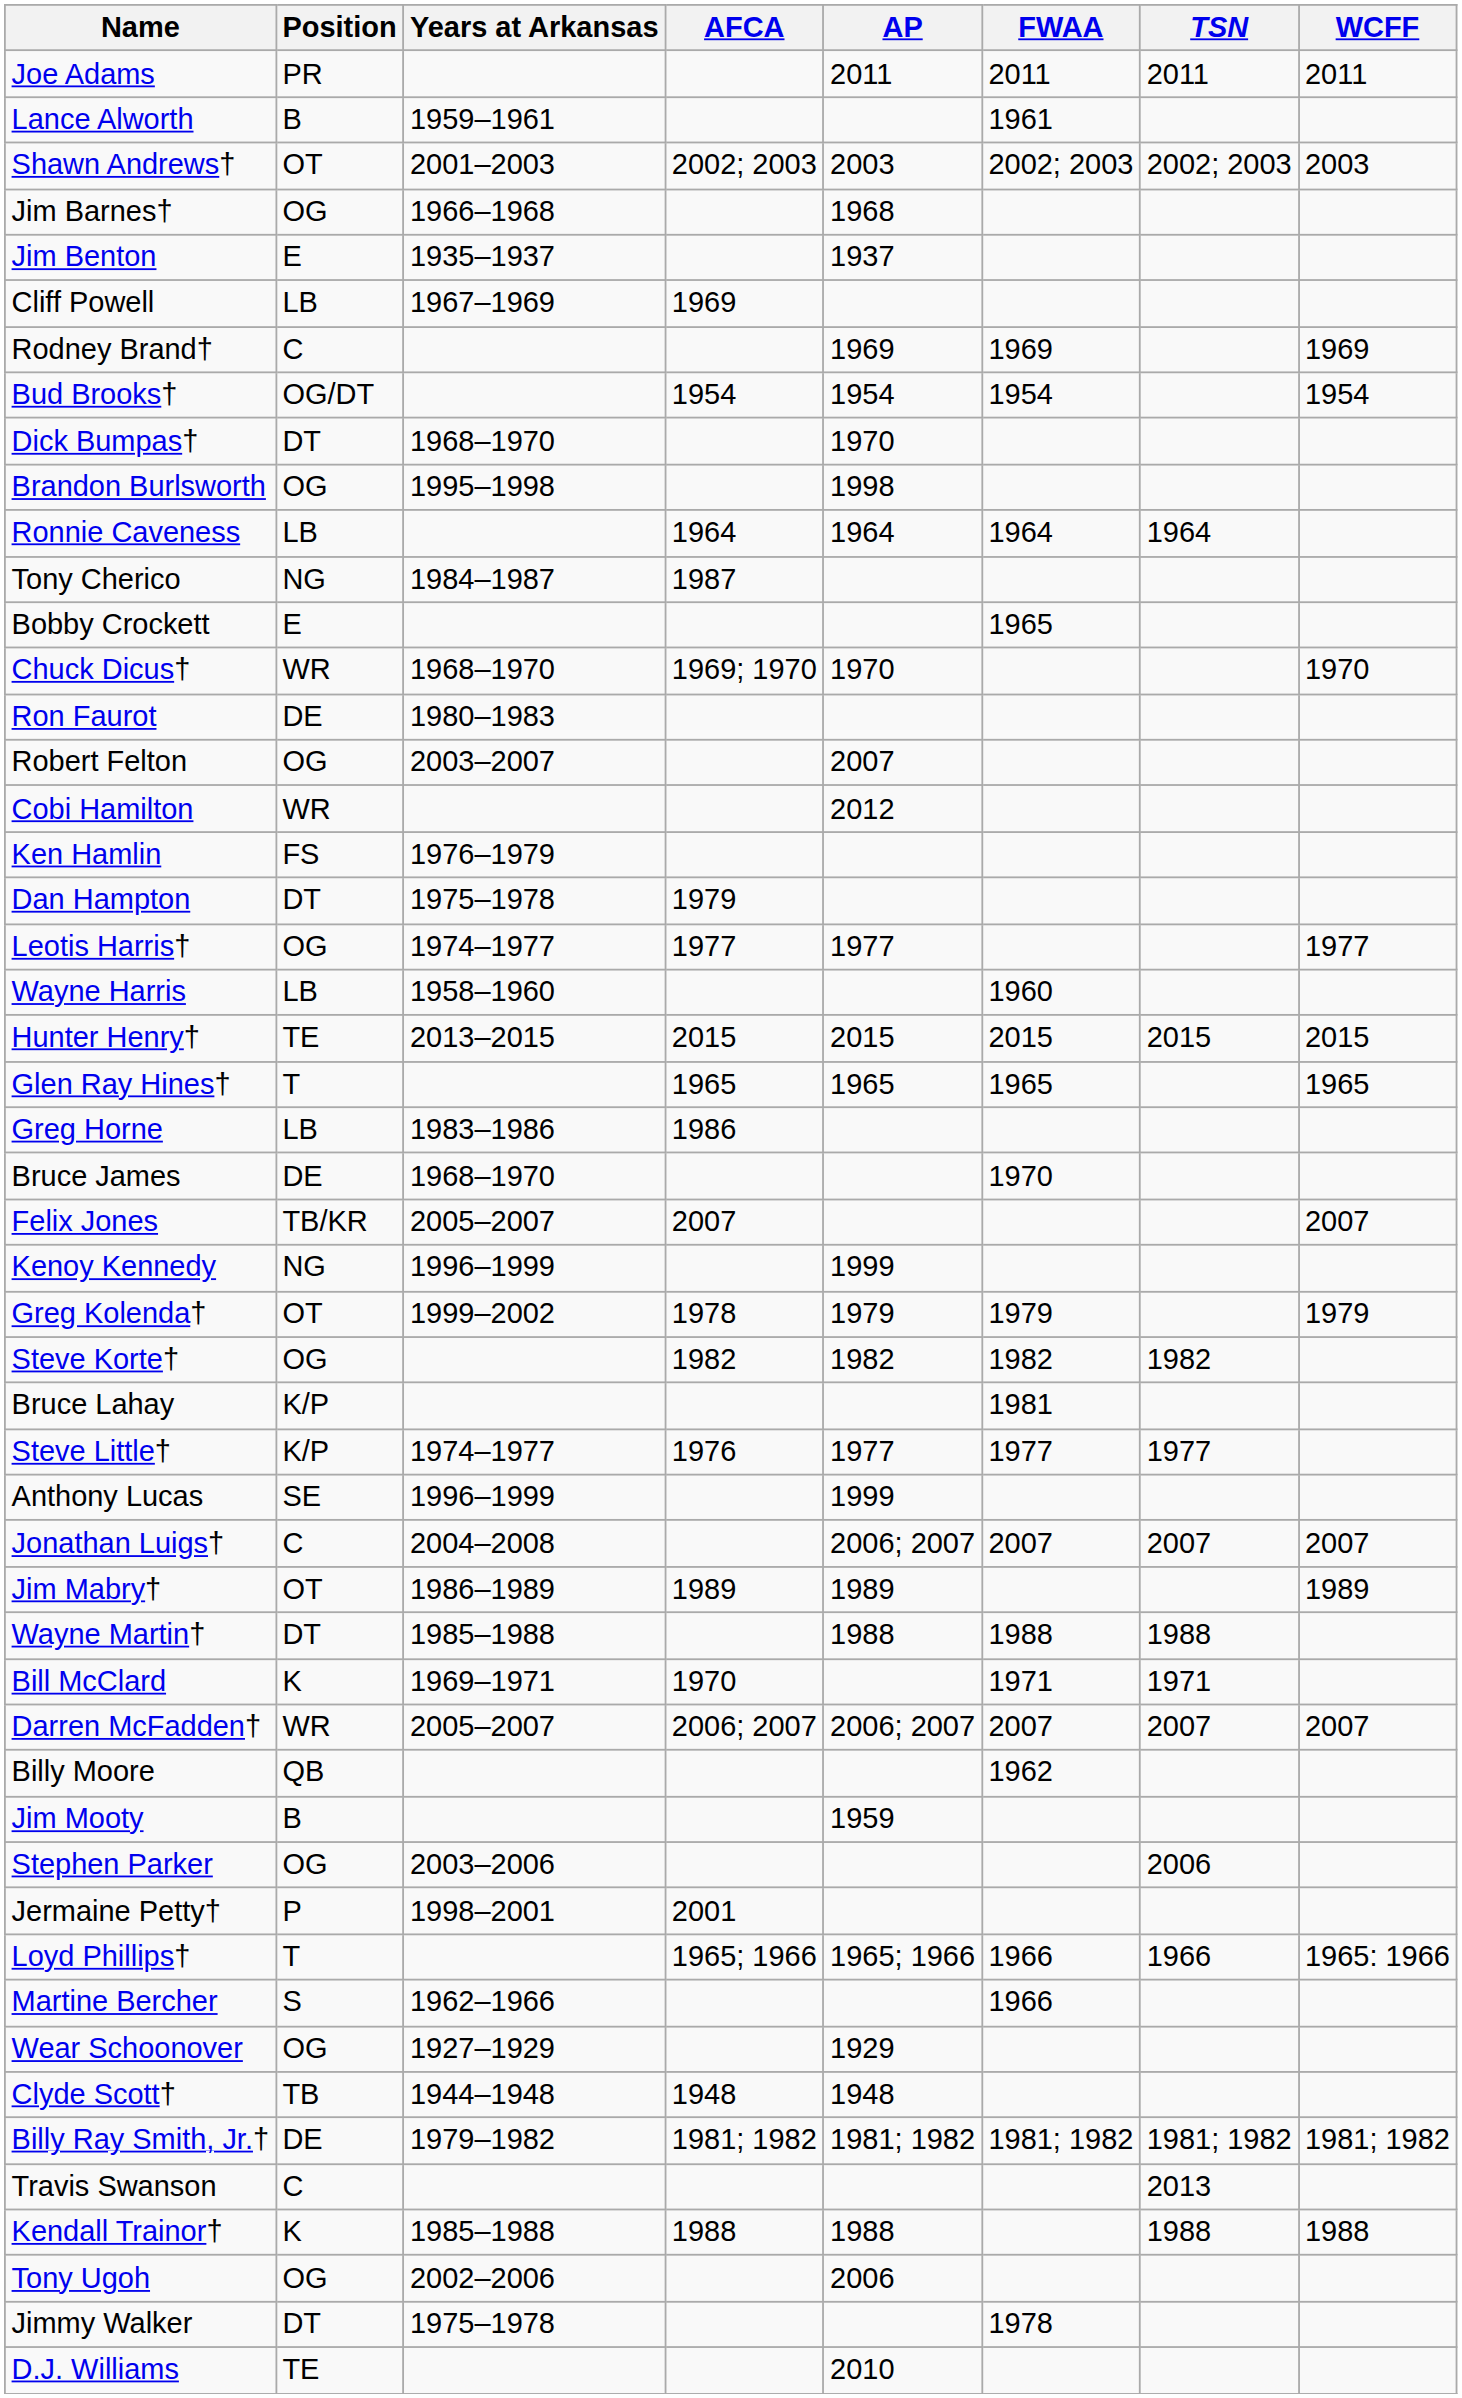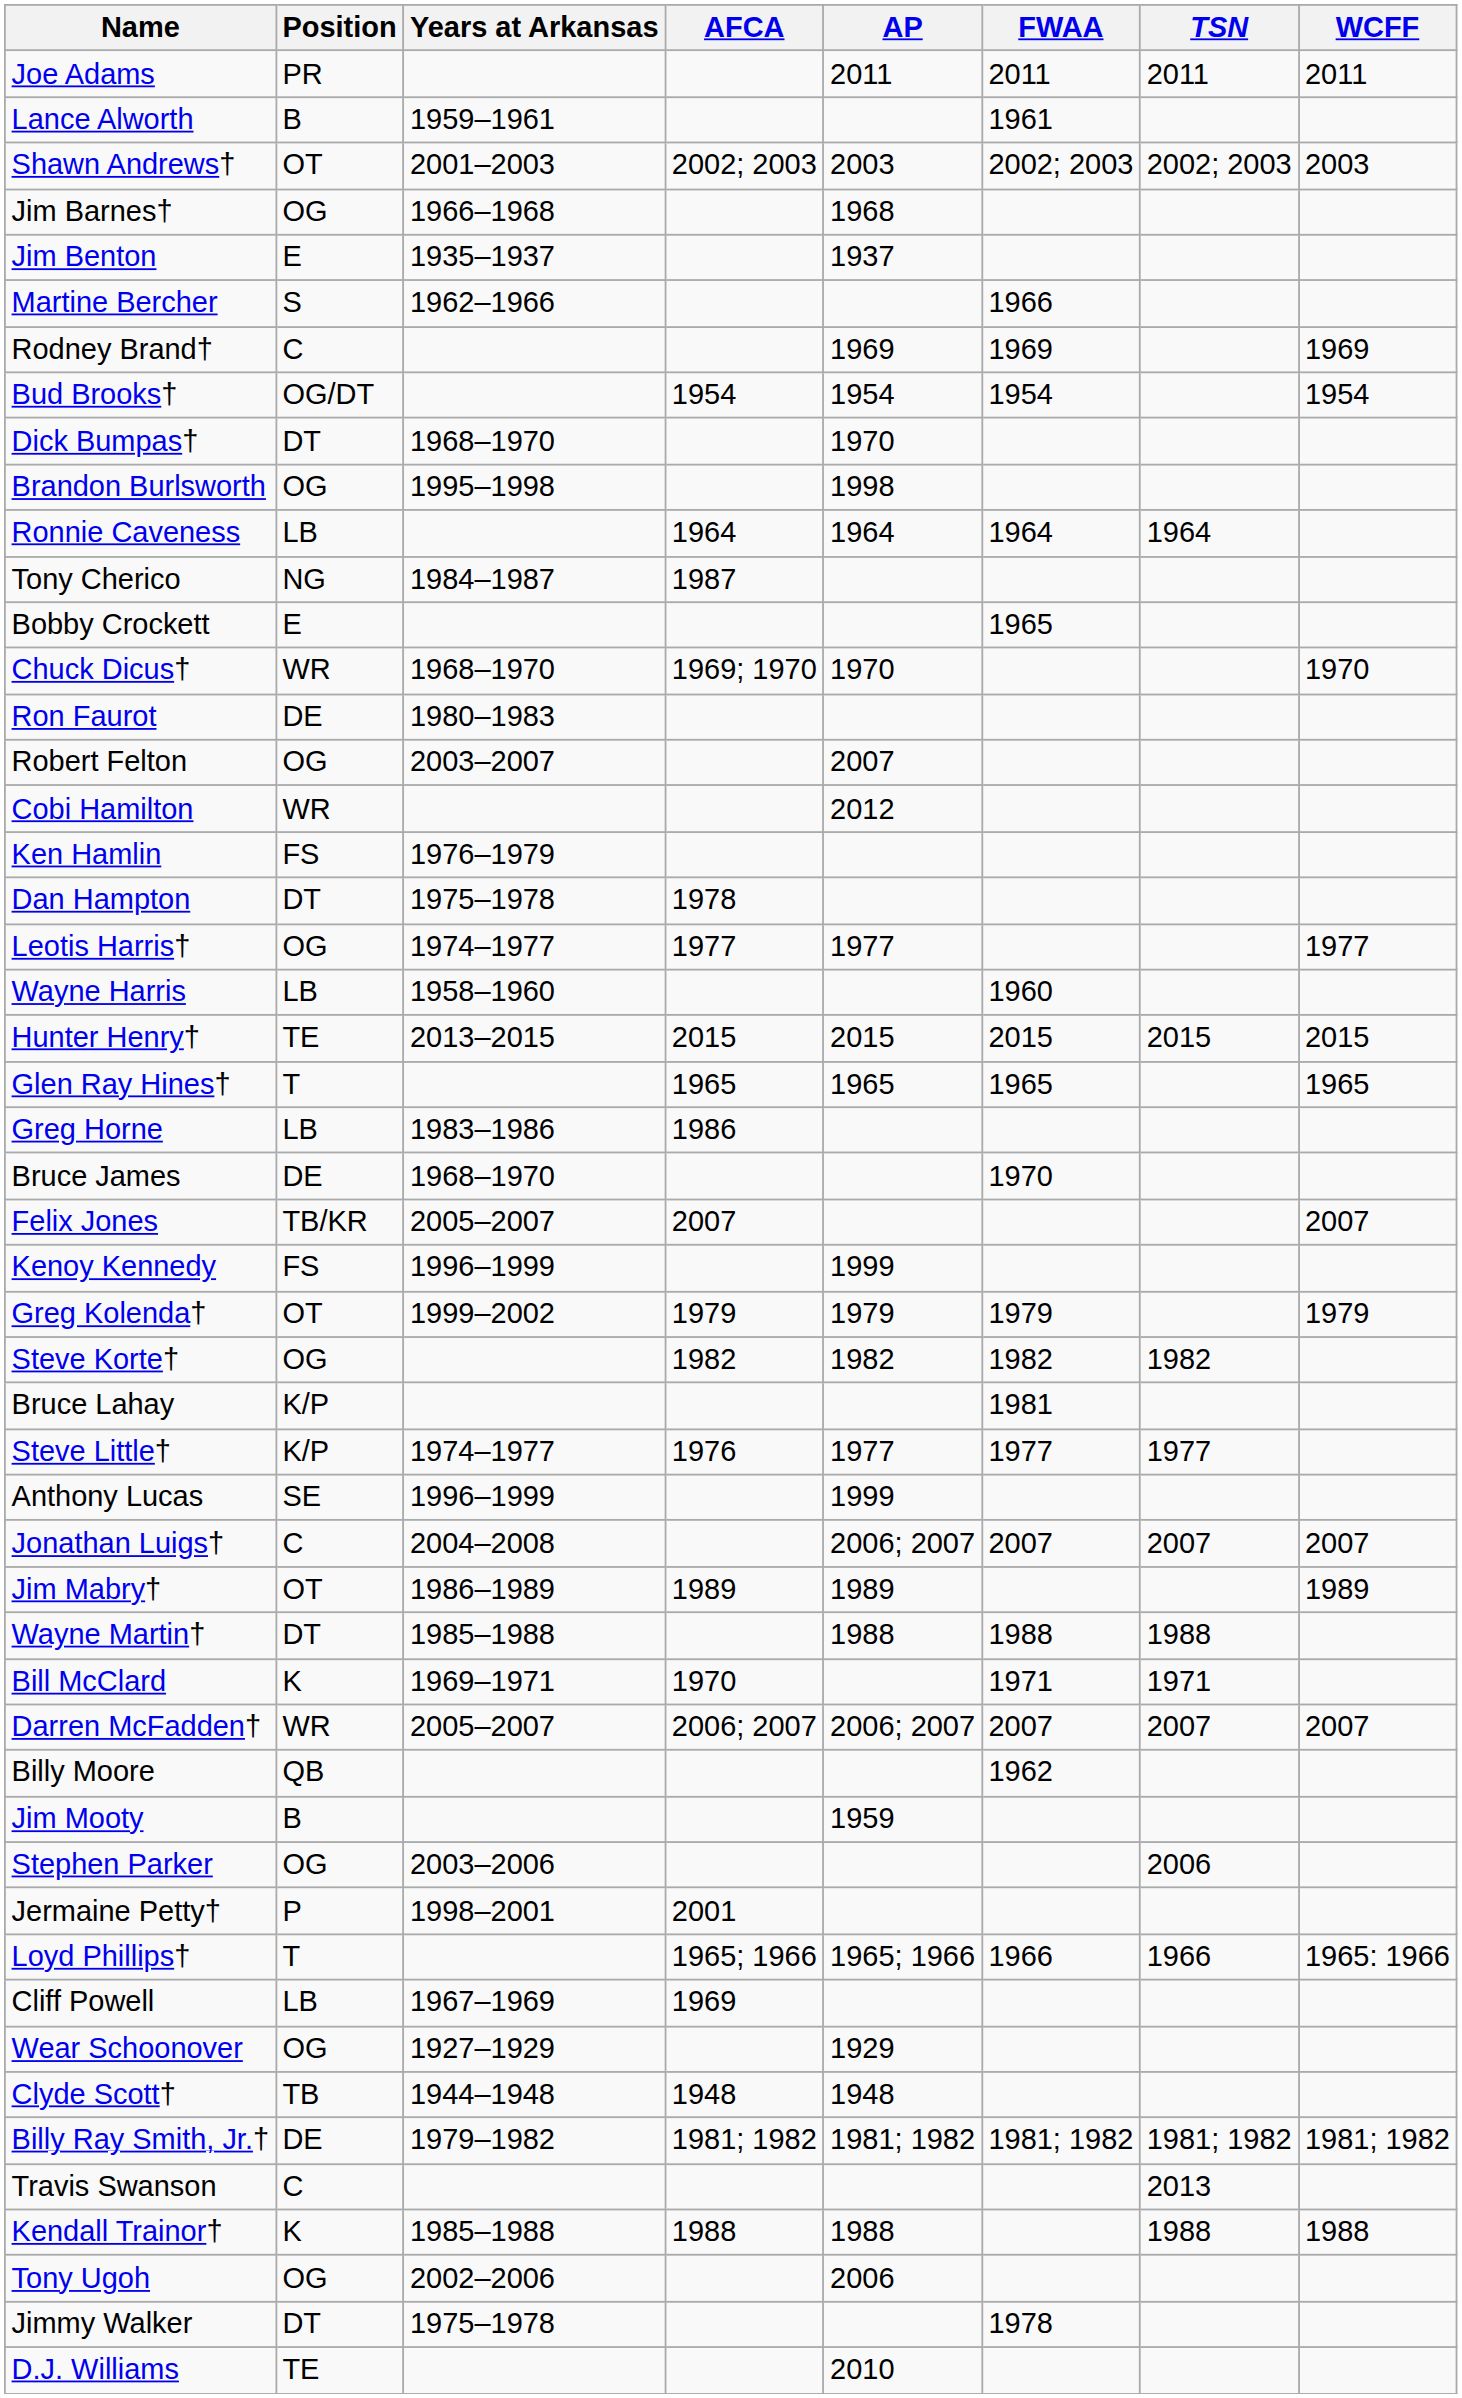rows swapped: (115, 2002) <-> (83, 303)
(704, 900) 1979 -> (704, 900) 1978
(304, 1267) NG -> (301, 1267) FS
(704, 1313) 1978 -> (704, 1313) 1979
